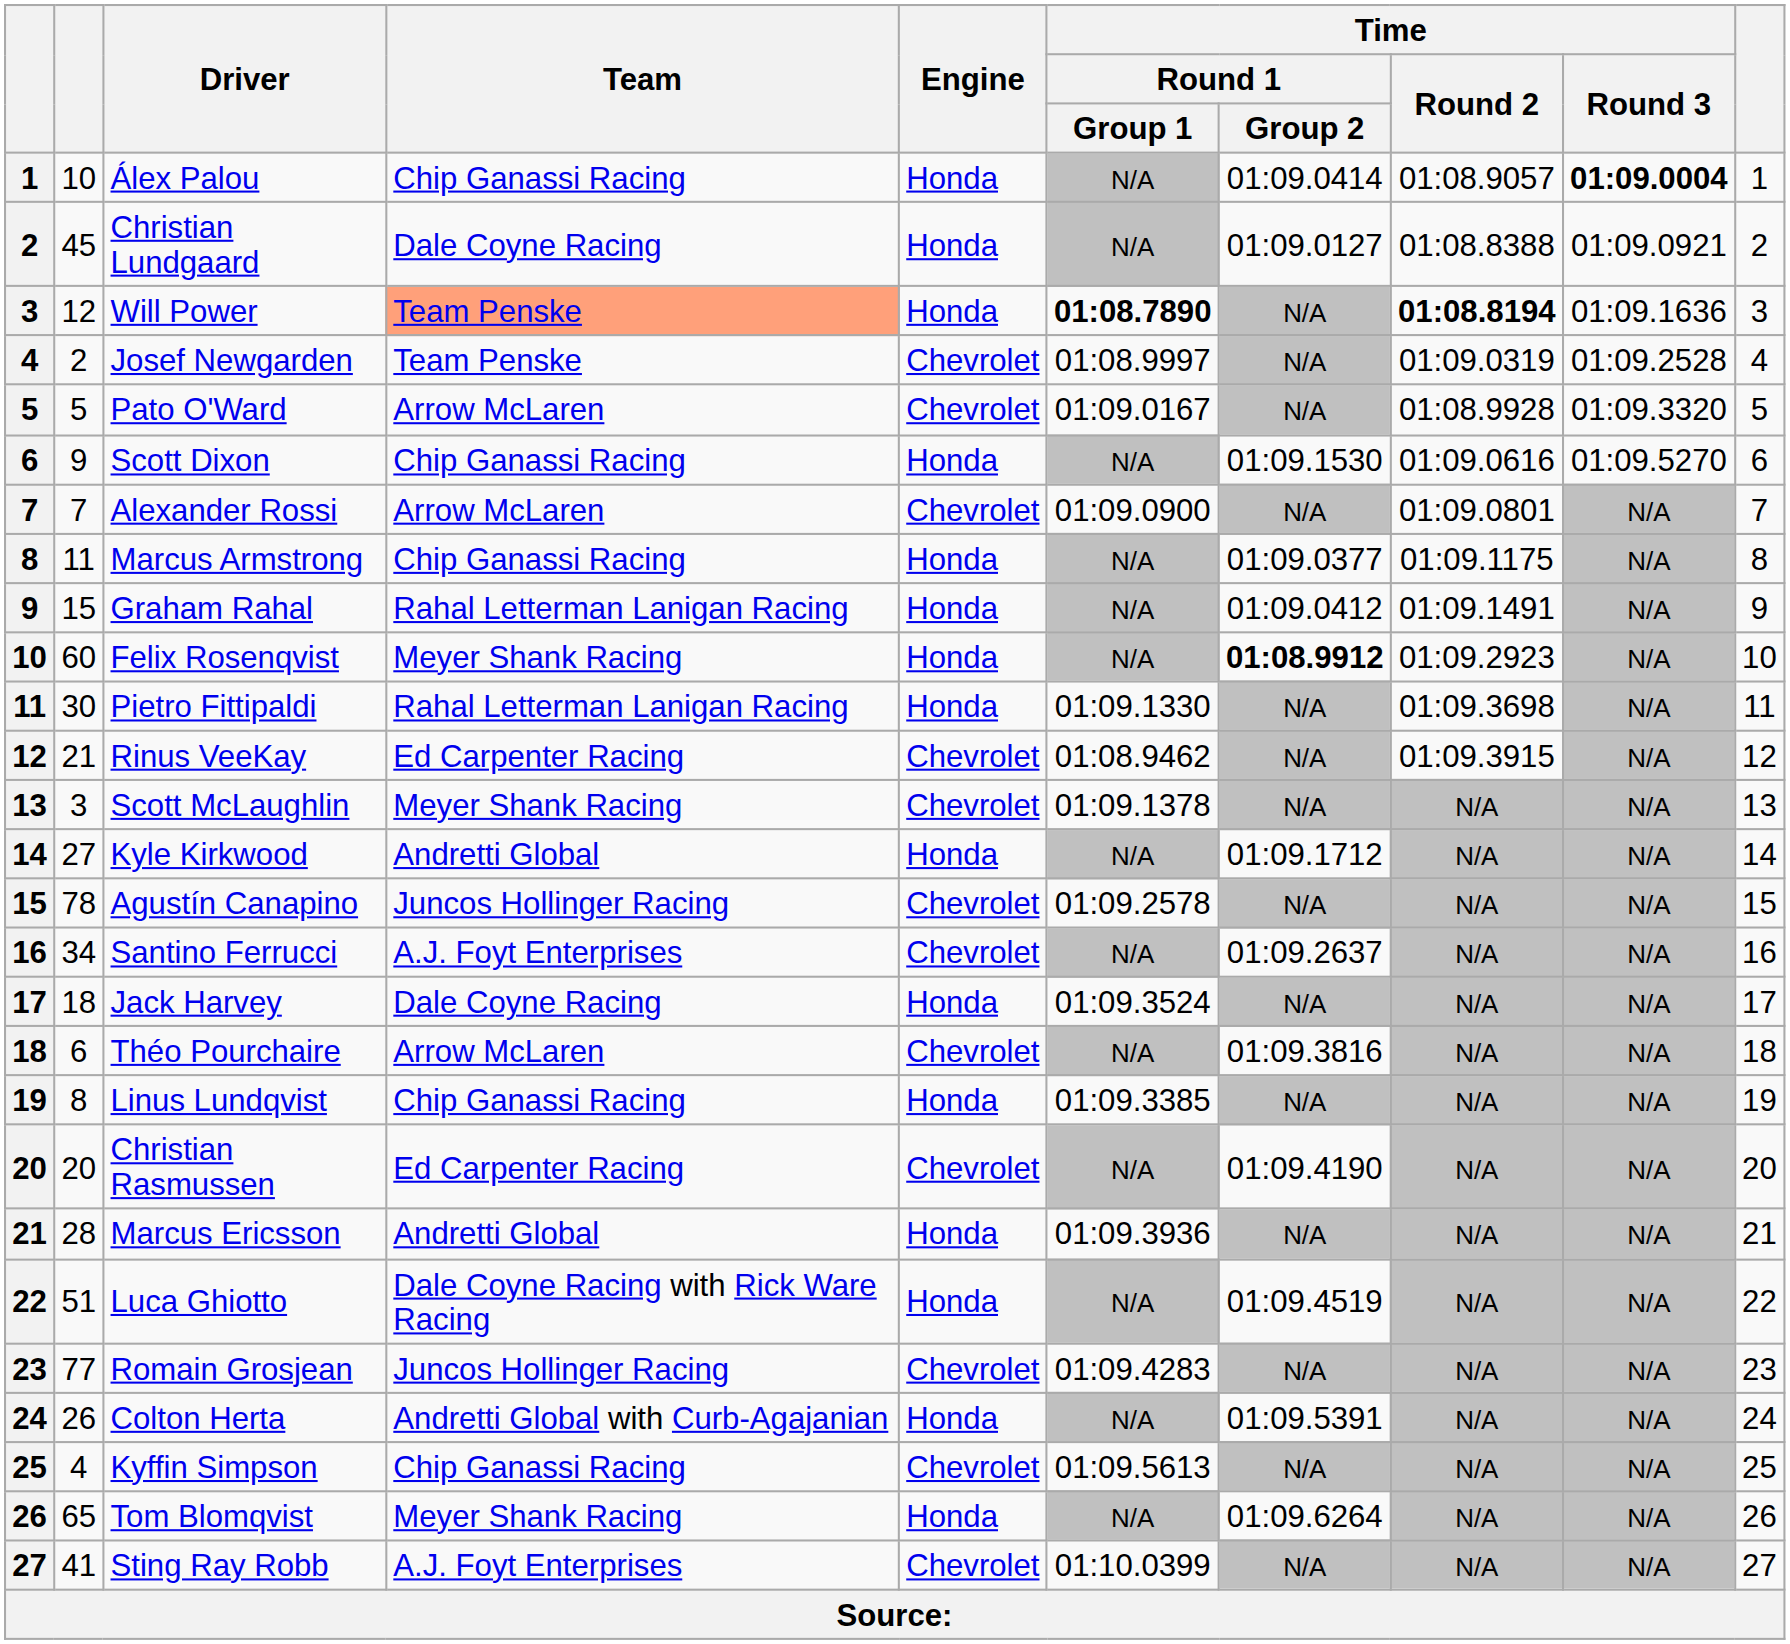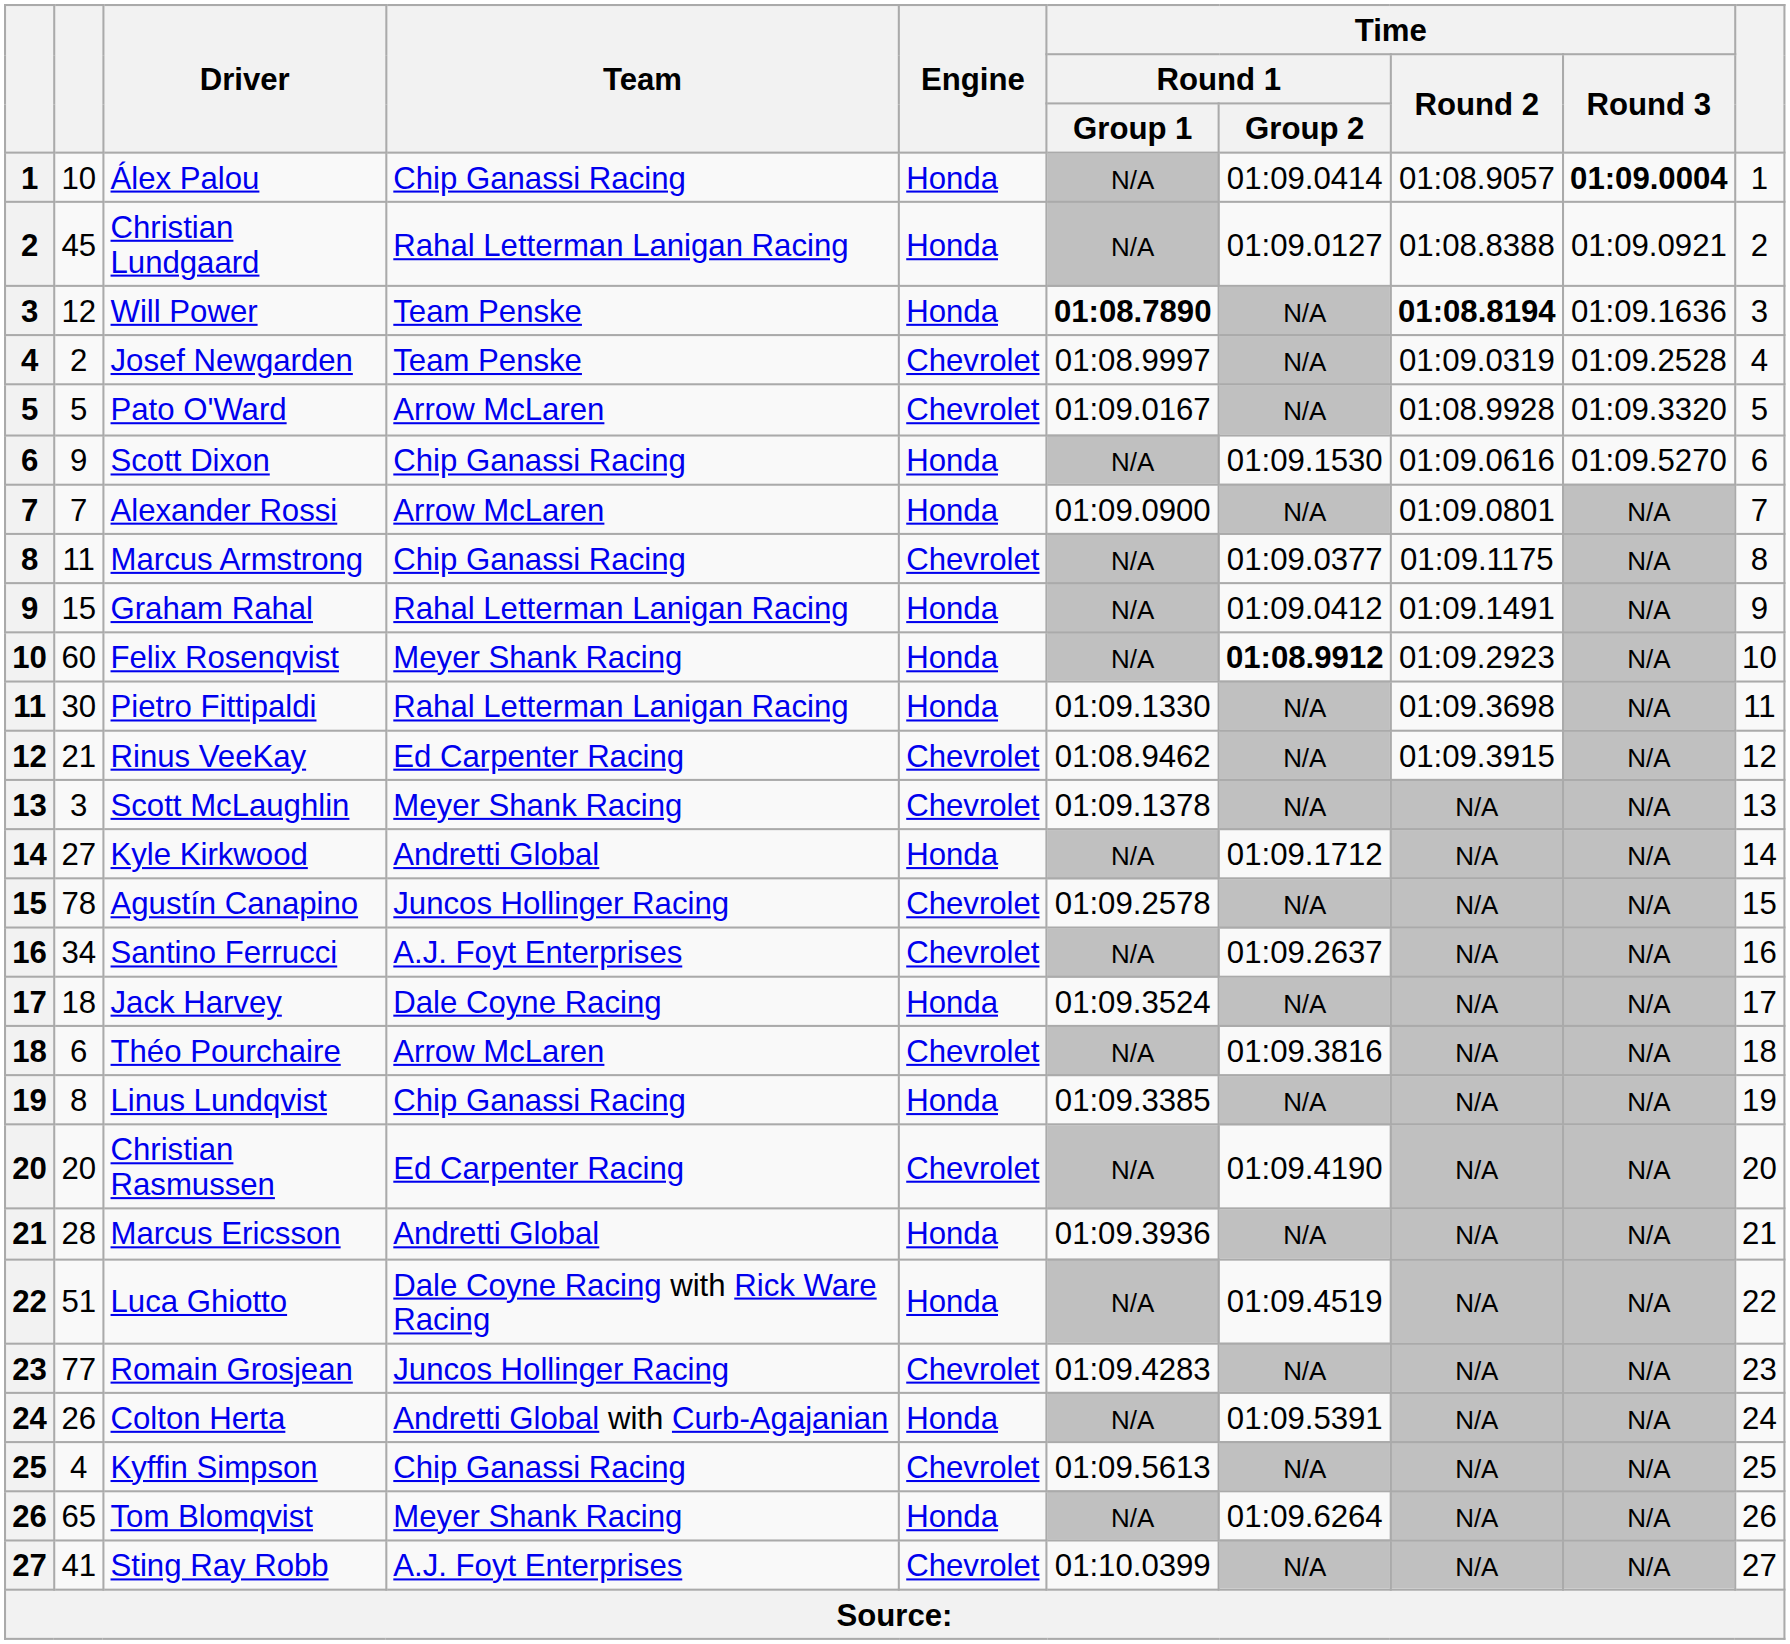(527, 245) Dale Coyne Racing -> (621, 245) Rahal Letterman Lanigan Racing
(488, 311) lightsalmon background -> (488, 311) no background
(973, 509) Chevrolet -> (952, 509) Honda
(952, 558) Honda -> (973, 558) Chevrolet
